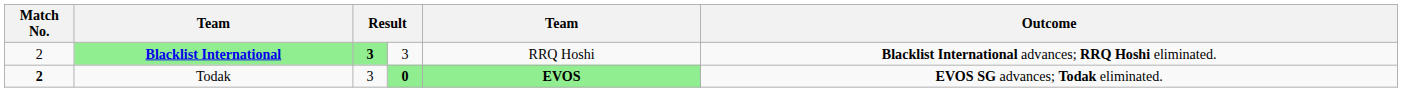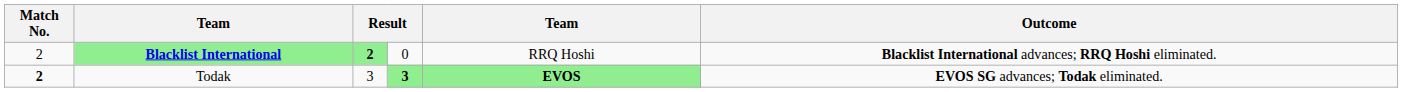(370, 53) 3 -> (370, 53) 2
(405, 53) 3 -> (405, 53) 0
(405, 76) 0 -> (405, 76) 3
